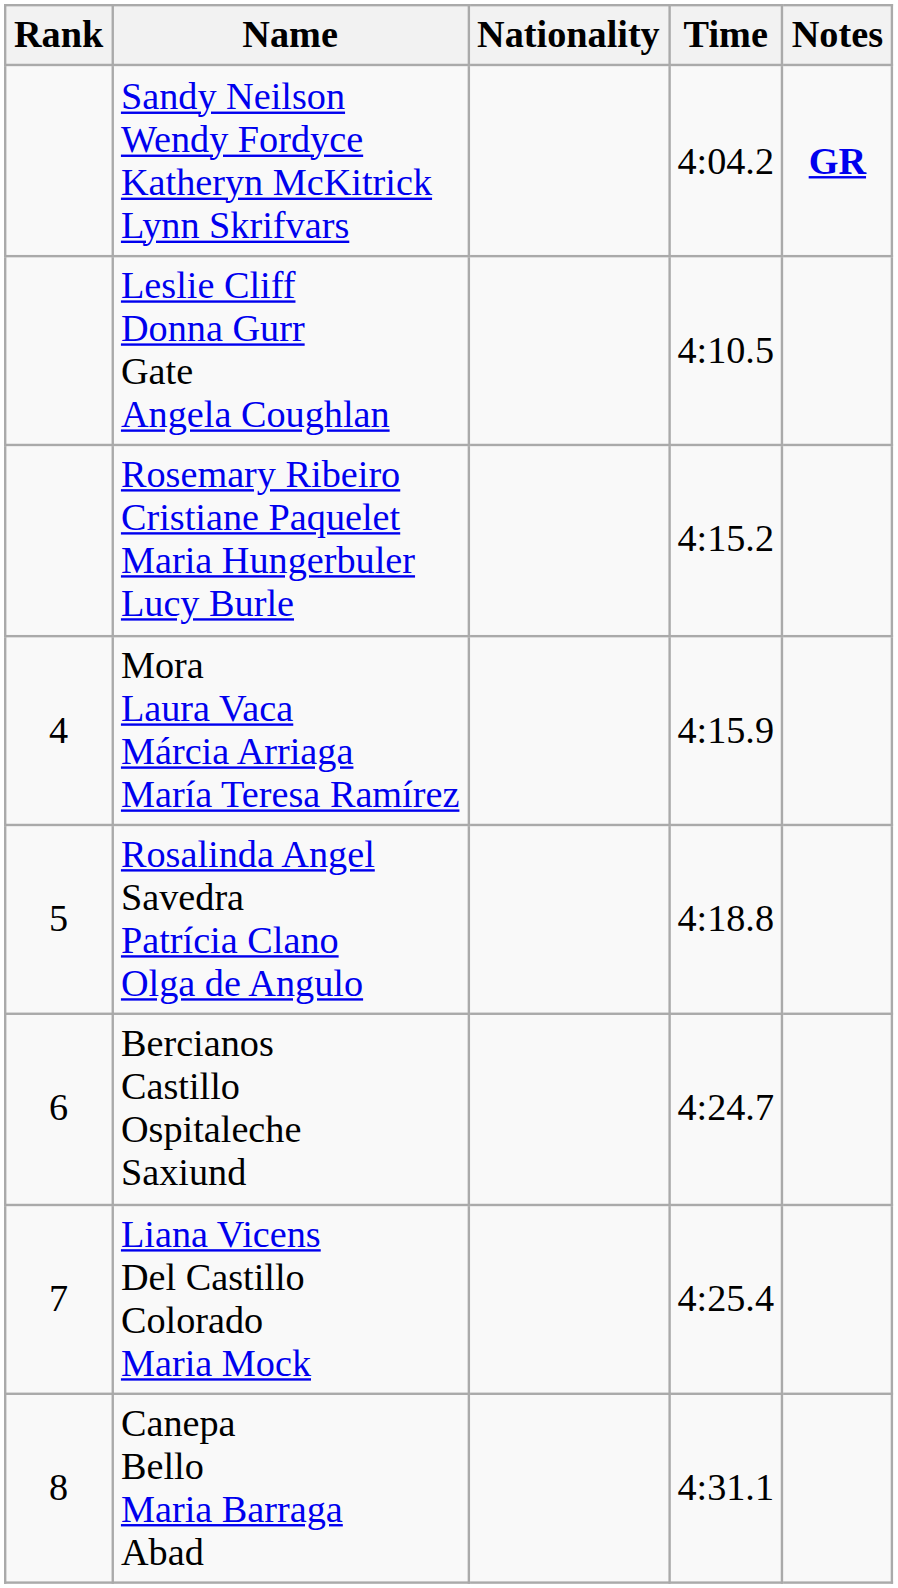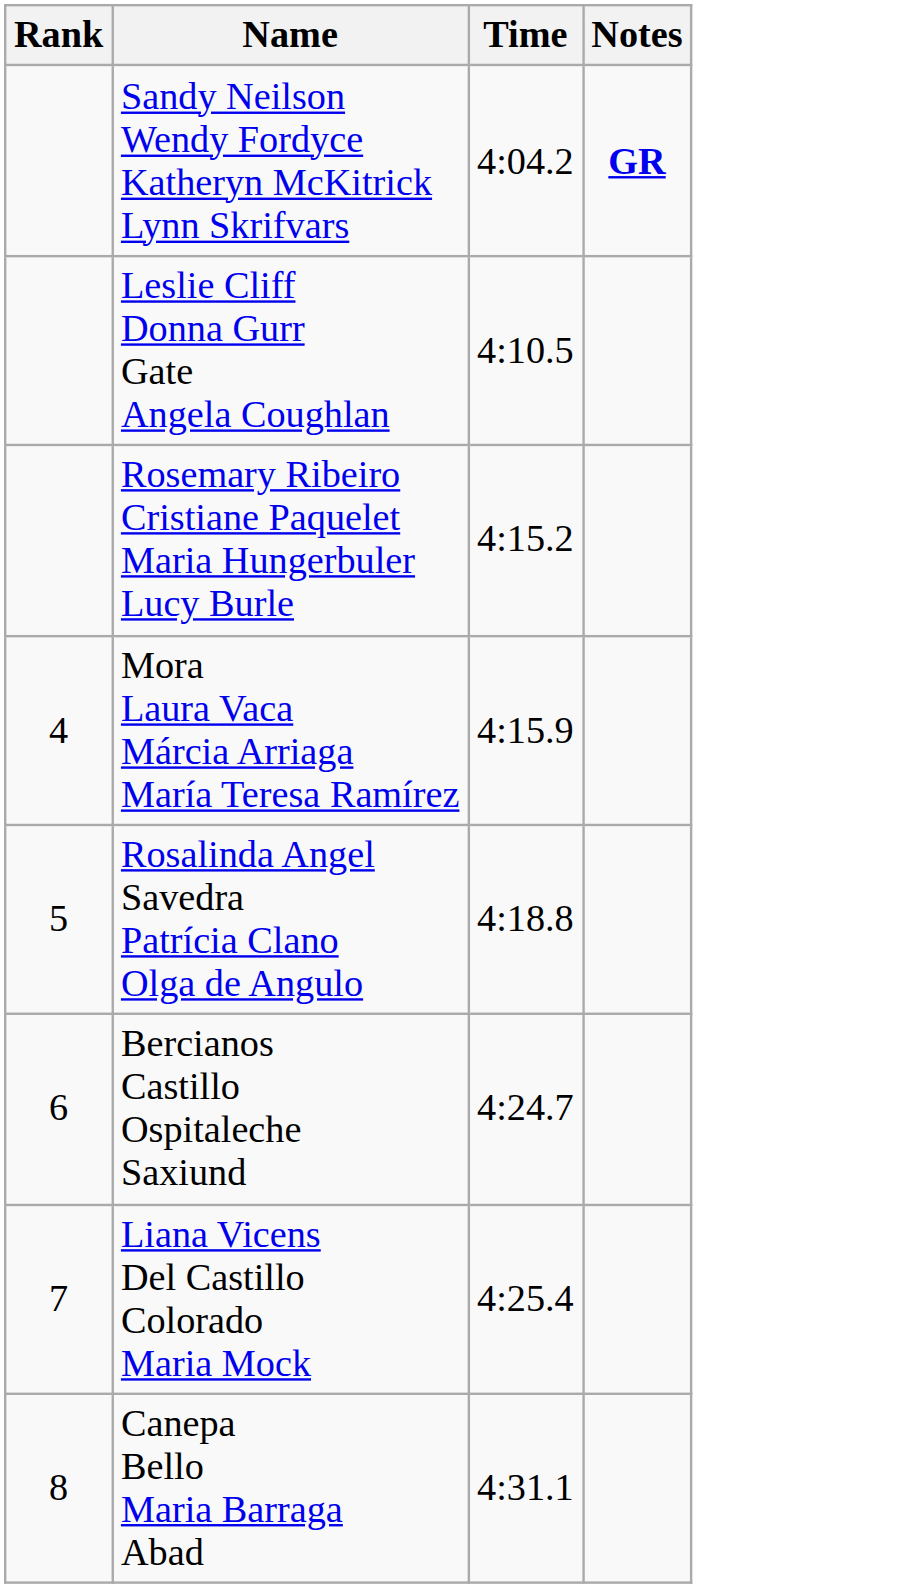- column: (568, 34)
